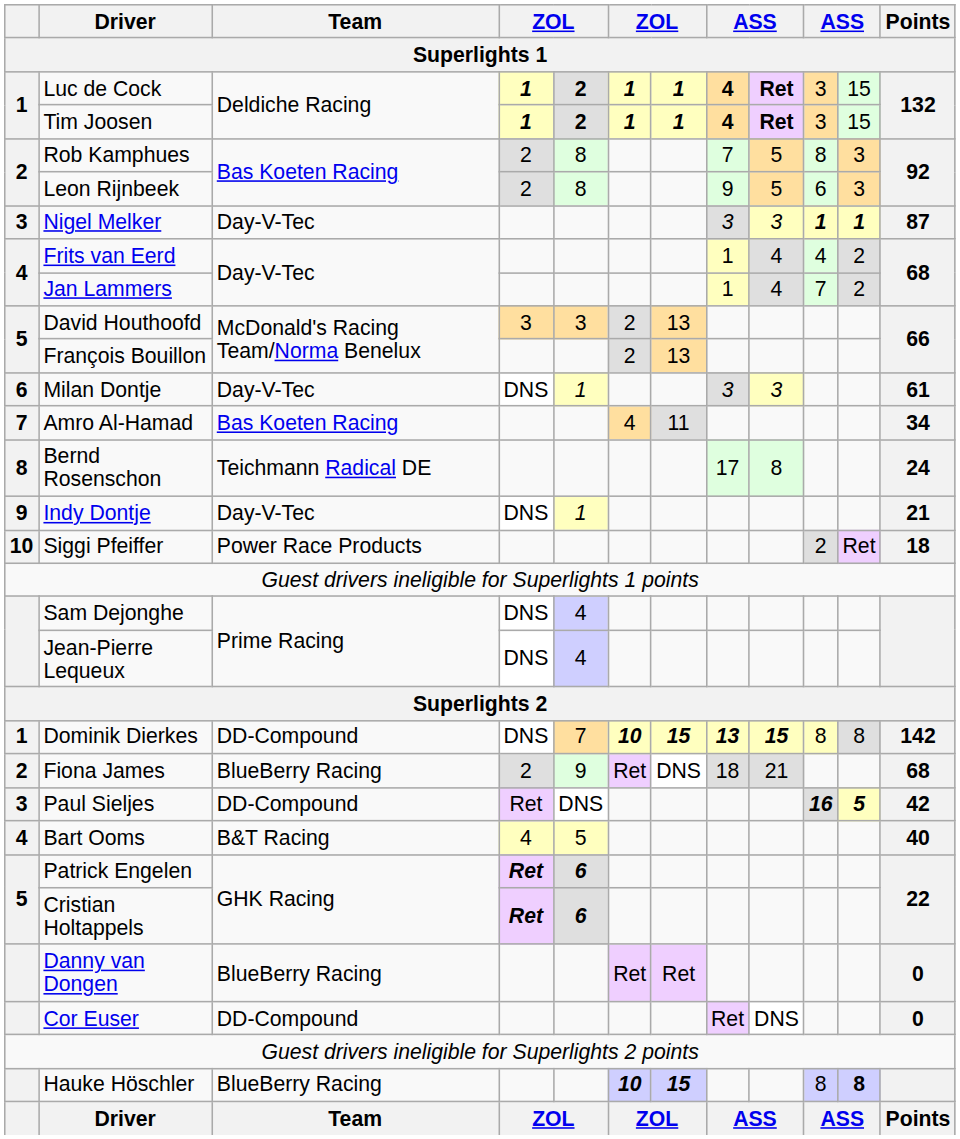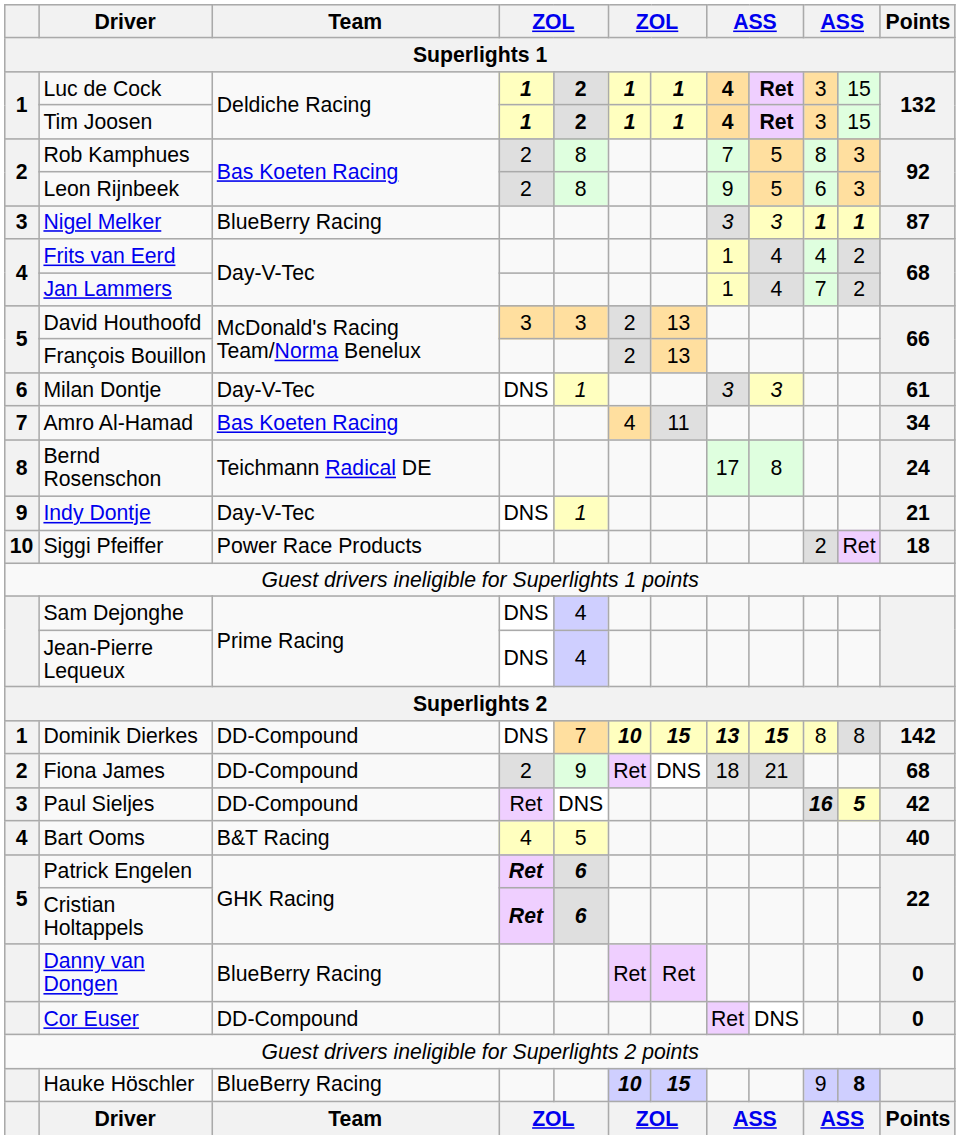(266, 222) Day-V-Tec -> (299, 222) BlueBerry Racing
(299, 770) BlueBerry Racing -> (288, 770) DD-Compound
(821, 1085) 8 -> (821, 1085) 9
